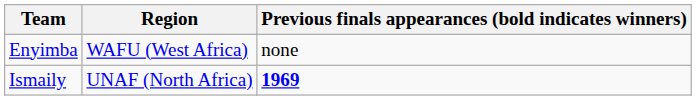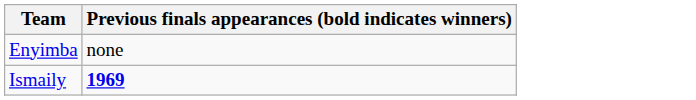- column: (170, 19)
